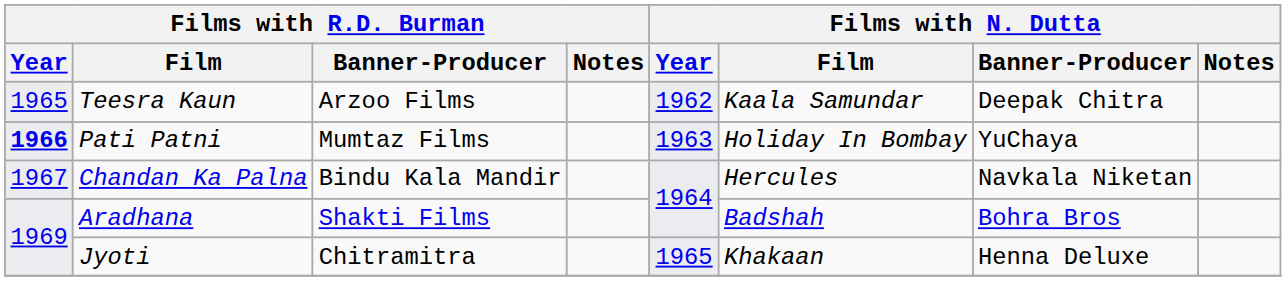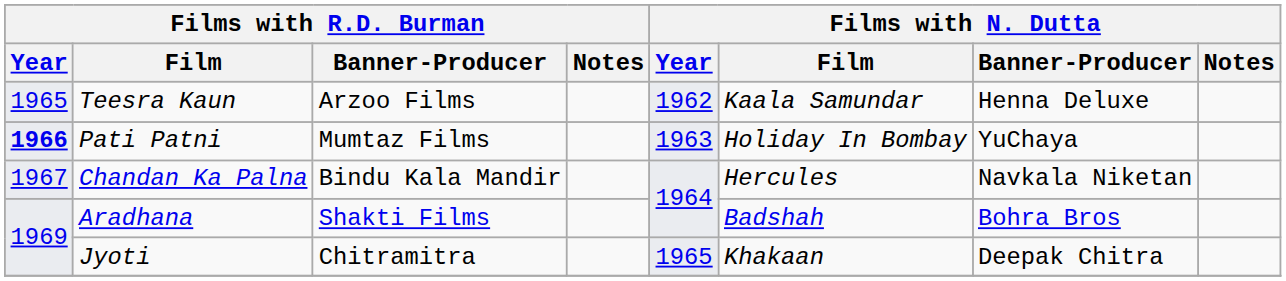(1071, 102) Deepak Chitra -> (1064, 102) Henna Deluxe
(1064, 257) Henna Deluxe -> (1071, 257) Deepak Chitra
